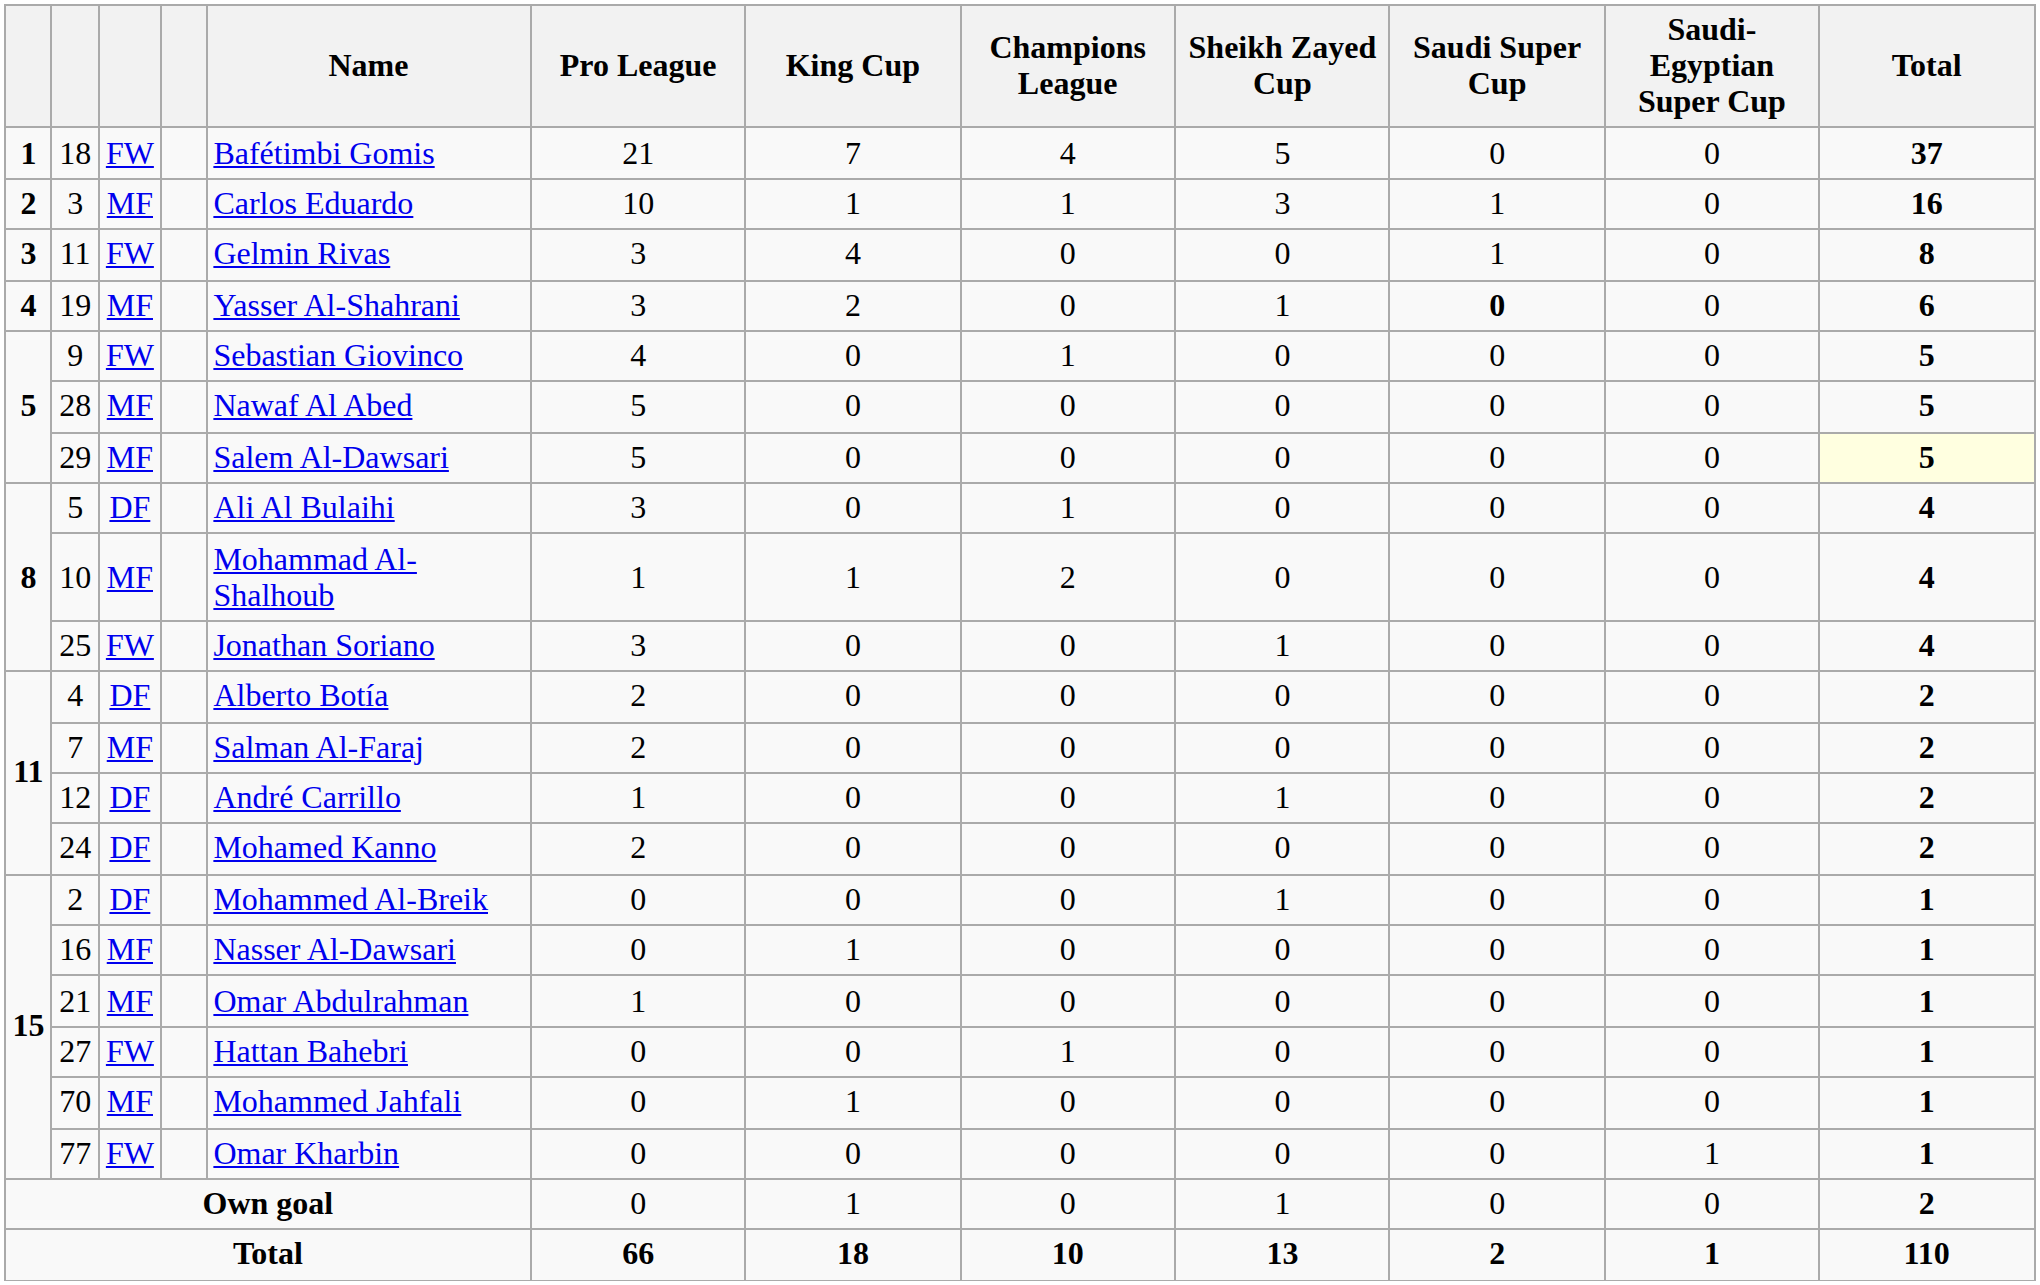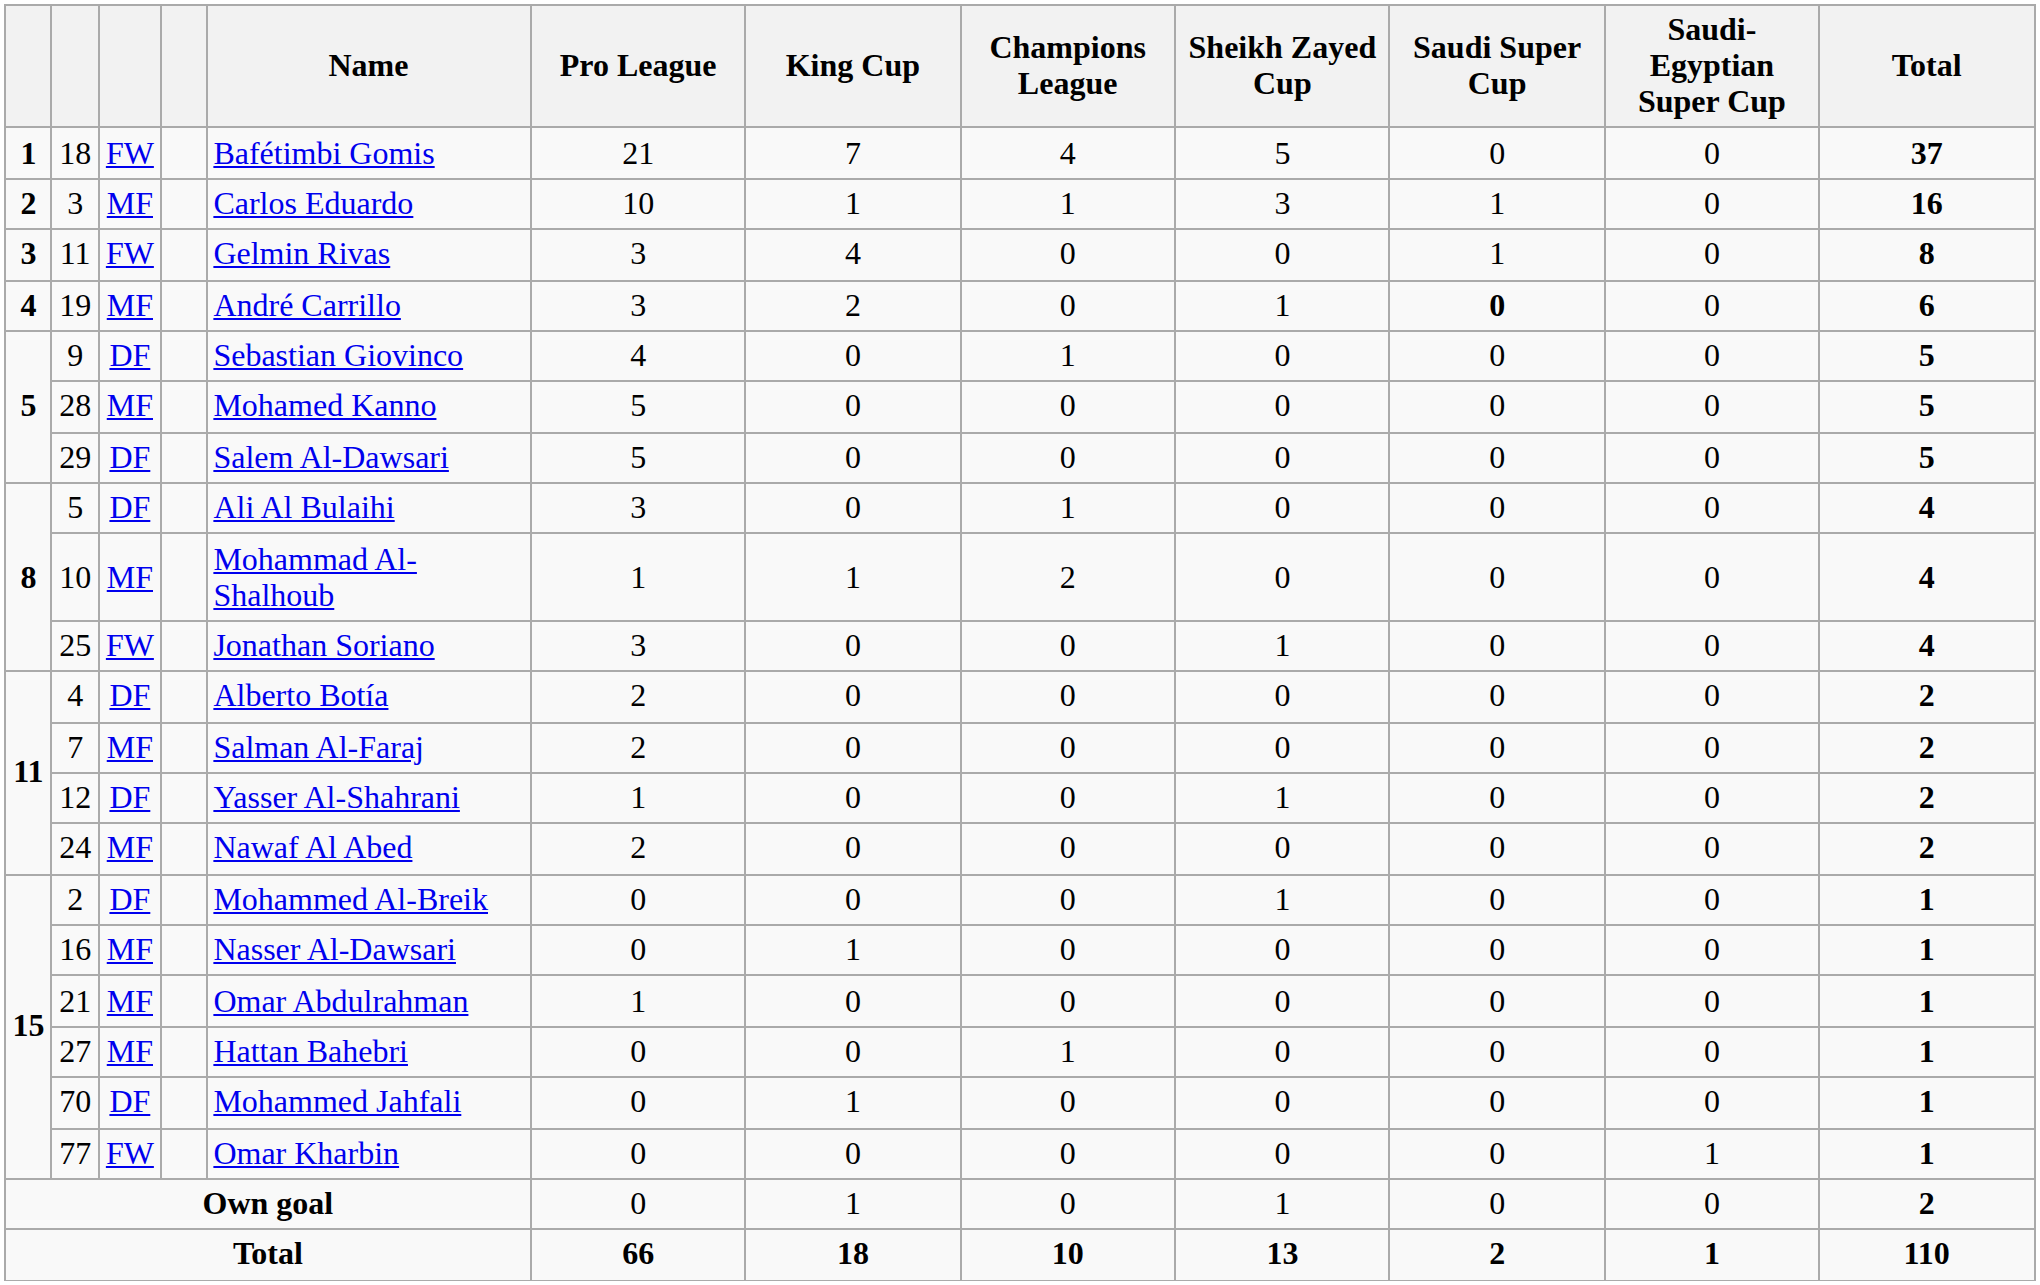(337, 304) Yasser Al-Shahrani -> (307, 304) André Carrillo
(130, 355) FW -> (130, 355) DF
(313, 406) Nawaf Al Abed -> (325, 406) Mohamed Kanno
(130, 457) MF -> (130, 457) DF
(1927, 457) lightyellow background -> (1927, 457) no background
(307, 797) André Carrillo -> (337, 797) Yasser Al-Shahrani
(130, 848) DF -> (130, 848) MF
(325, 848) Mohamed Kanno -> (313, 848) Nawaf Al Abed
(130, 1051) FW -> (130, 1051) MF
(130, 1102) MF -> (130, 1102) DF
